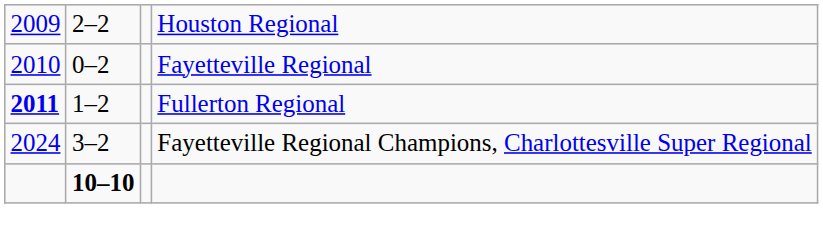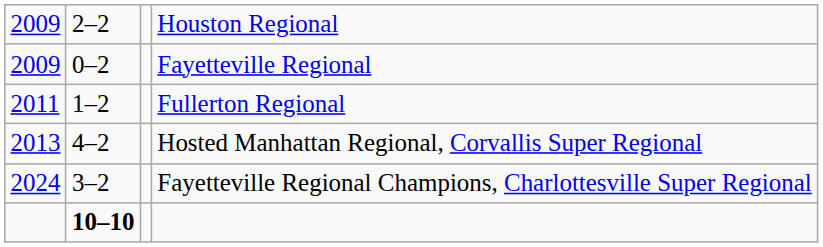(35, 63) 2010 -> (35, 63) 2009
(35, 103) bold -> (35, 103) normal
+ row: (430, 143)
